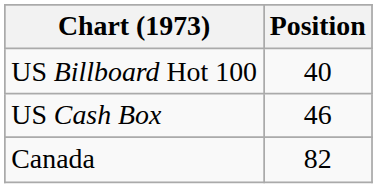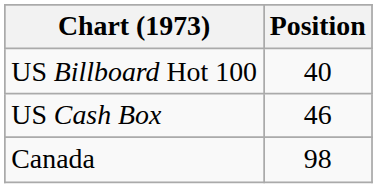(318, 159) 82 -> (318, 159) 98
